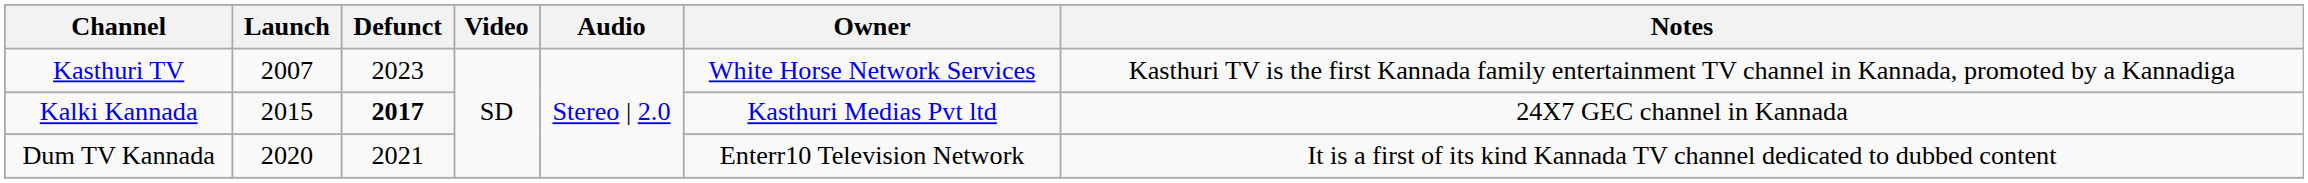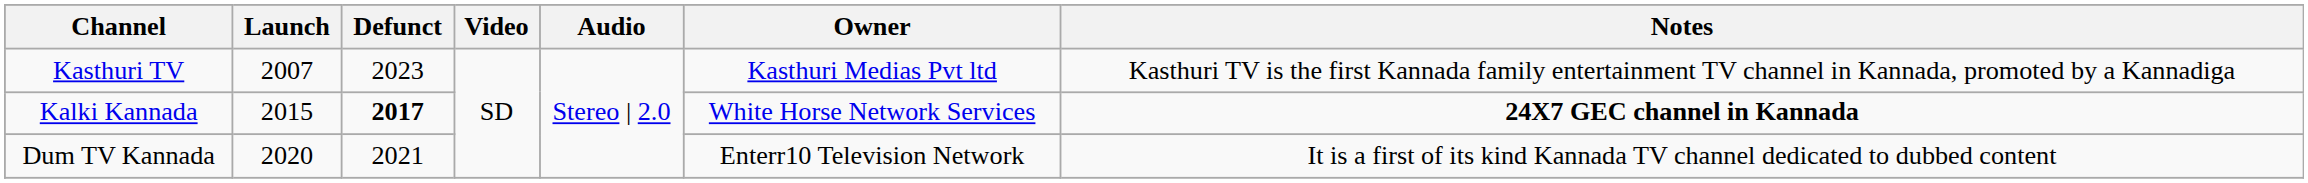(872, 69) White Horse Network Services -> (872, 69) Kasthuri Medias Pvt ltd
(872, 112) Kasthuri Medias Pvt ltd -> (872, 112) White Horse Network Services
(1682, 112) normal -> (1682, 112) bold
